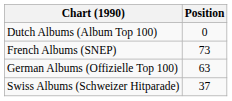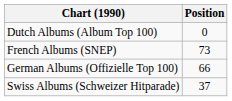(205, 68) 63 -> (205, 68) 66
